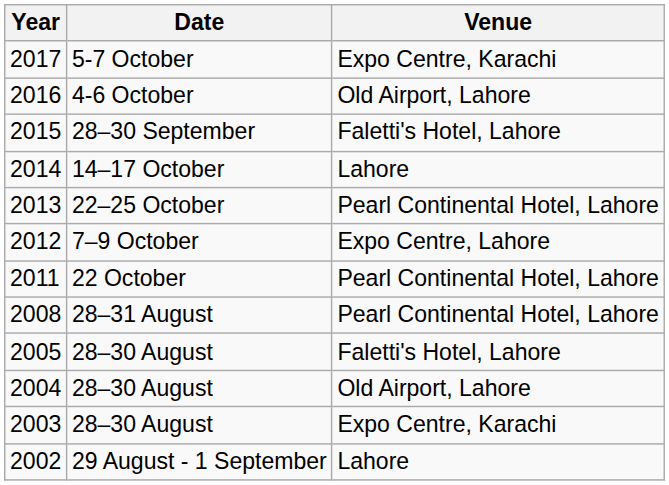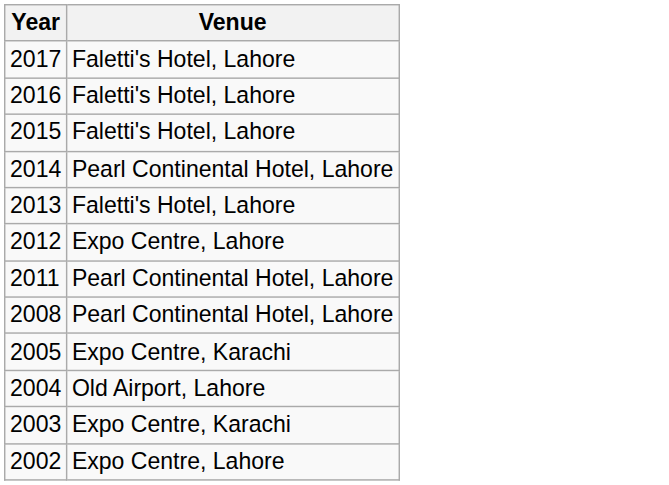- column: (199, 22)
(447, 59) Expo Centre, Karachi -> (184, 59) Faletti's Hotel, Lahore
(434, 95) Old Airport, Lahore -> (184, 95) Faletti's Hotel, Lahore
(373, 168) Lahore -> (233, 168) Pearl Continental Hotel, Lahore
(498, 205) Pearl Continental Hotel, Lahore -> (184, 205) Faletti's Hotel, Lahore
(449, 351) Faletti's Hotel, Lahore -> (181, 351) Expo Centre, Karachi
(373, 461) Lahore -> (178, 461) Expo Centre, Lahore
